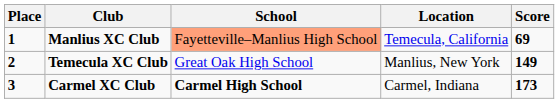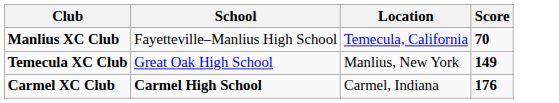- column: (25, 16)
(276, 39) lightsalmon background -> (236, 39) no background
(522, 39) 69 -> (482, 39) 70
(526, 86) 173 -> (486, 86) 176
